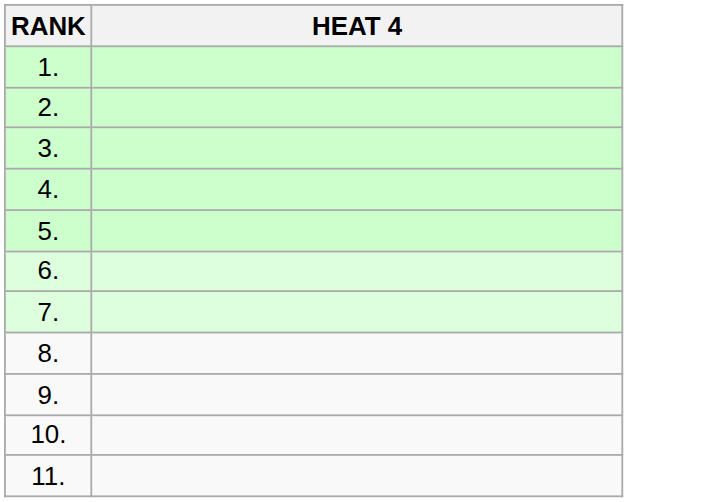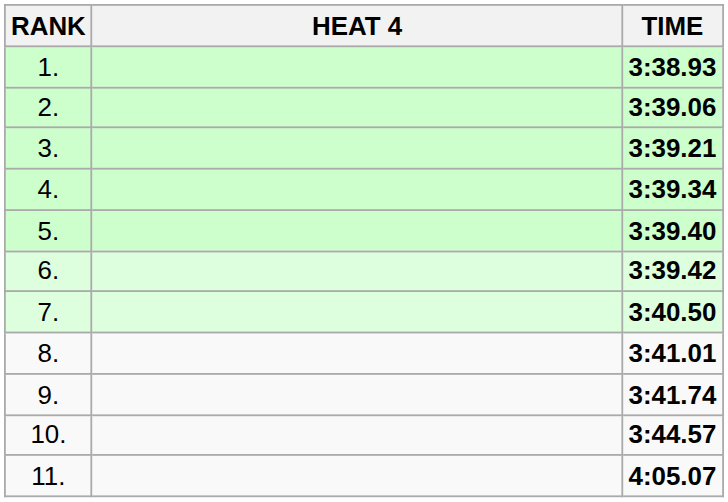+ column: (672, 26)
